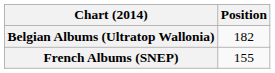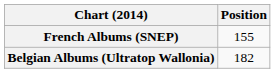rows swapped: (111, 36) <-> (111, 57)
